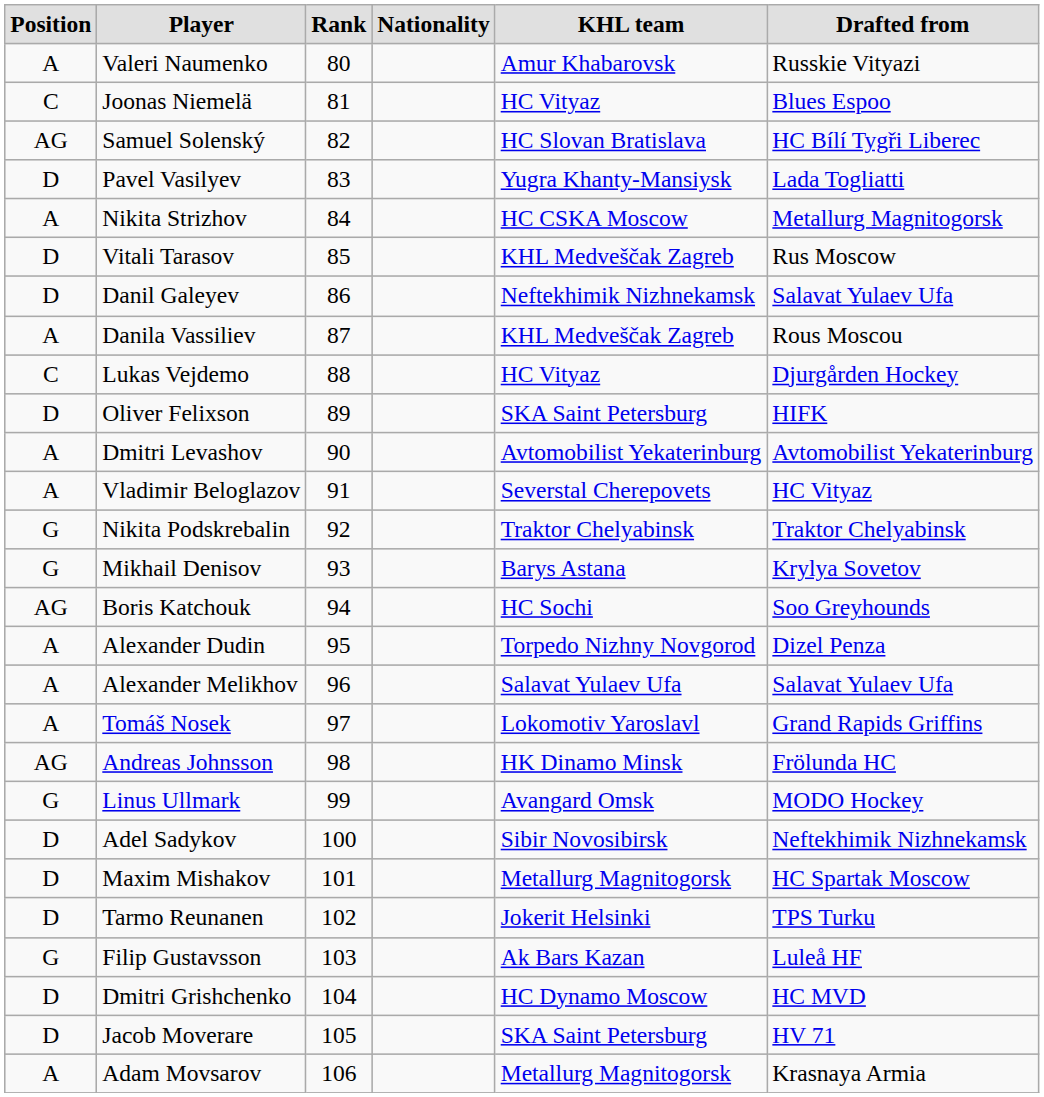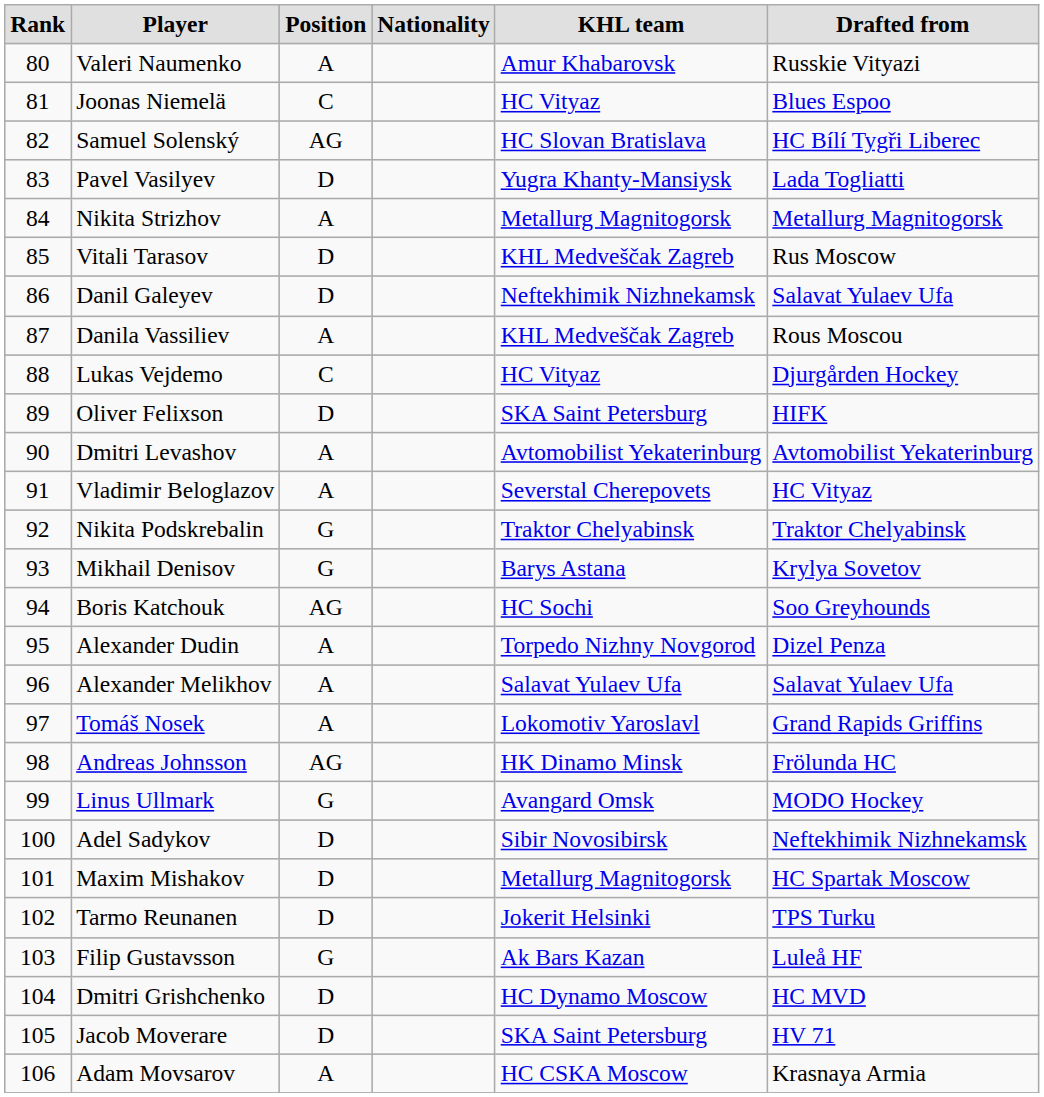columns swapped: (339, 24) <-> (51, 24)
(594, 218) HC CSKA Moscow -> (616, 218) Metallurg Magnitogorsk
(616, 1072) Metallurg Magnitogorsk -> (594, 1072) HC CSKA Moscow
